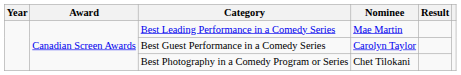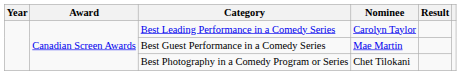(378, 29) Mae Martin -> (385, 29) Carolyn Taylor
(385, 45) Carolyn Taylor -> (378, 45) Mae Martin
